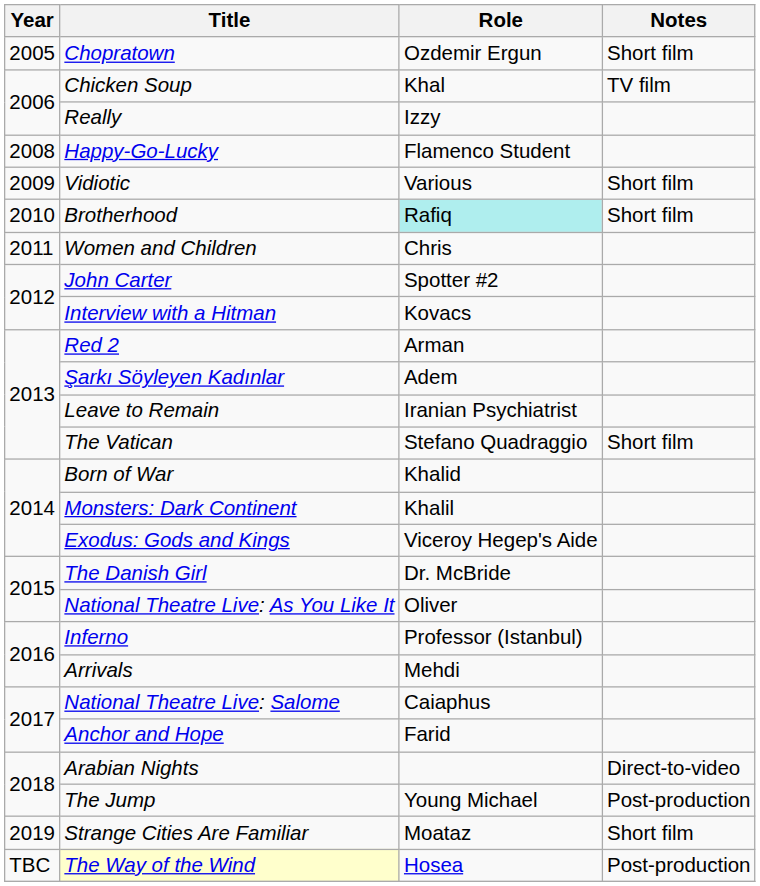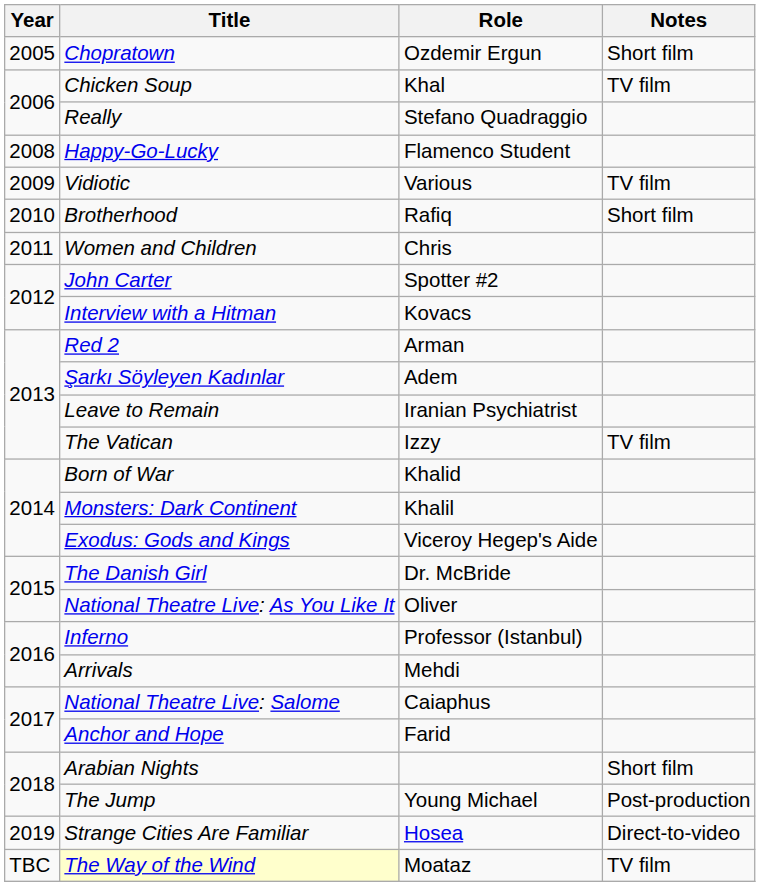(422, 118) Izzy -> (496, 118) Stefano Quadraggio
(650, 183) Short film -> (639, 183) TV film
(428, 215) paleturquoise background -> (428, 215) no background
(496, 442) Stefano Quadraggio -> (422, 442) Izzy
(650, 442) Short film -> (639, 442) TV film
(674, 767) Direct-to-video -> (650, 767) Short film
(438, 832) Moataz -> (434, 832) Hosea
(650, 832) Short film -> (674, 832) Direct-to-video
(434, 865) Hosea -> (438, 865) Moataz
(679, 865) Post-production -> (639, 865) TV film
